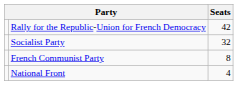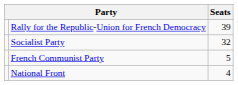(226, 27) 42 -> (226, 27) 39
(228, 58) 8 -> (228, 58) 5
